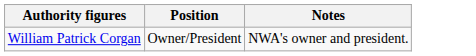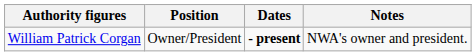+ column: (274, 15)
